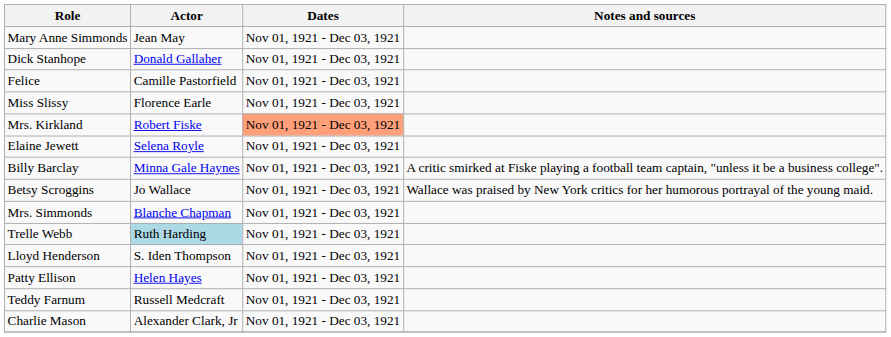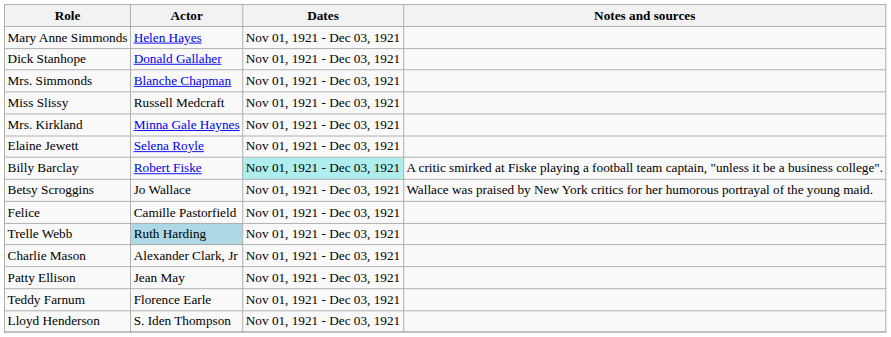(159, 37) Jean May -> (168, 37) Helen Hayes
rows swapped: (50, 212) <-> (24, 81)
(172, 103) Florence Earle -> (179, 103) Russell Medcraft
(168, 125) Robert Fiske -> (187, 125) Minna Gale Haynes
(323, 125) lightsalmon background -> (323, 125) no background
(187, 168) Minna Gale Haynes -> (168, 168) Robert Fiske
(323, 168) no background -> (323, 168) paleturquoise background
rows swapped: (54, 256) <-> (47, 321)
(168, 278) Helen Hayes -> (159, 278) Jean May
(179, 299) Russell Medcraft -> (172, 299) Florence Earle
